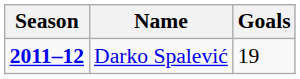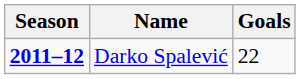(249, 55) 19 -> (249, 55) 22
